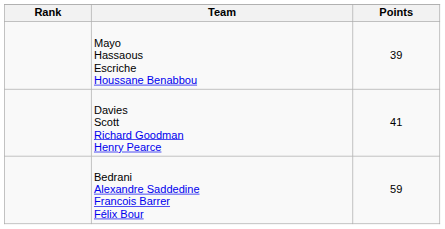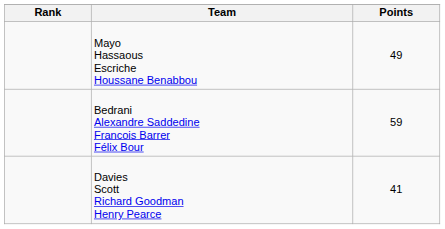(396, 55) 39 -> (396, 55) 49
rows swapped: (139, 129) <-> (147, 196)
